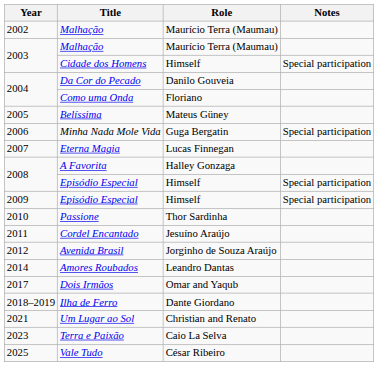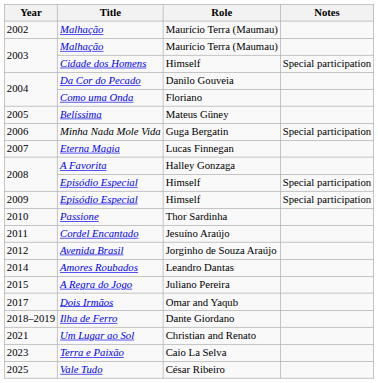+ row: (18, 285)
